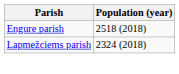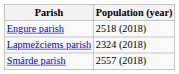+ row: (36, 61)
